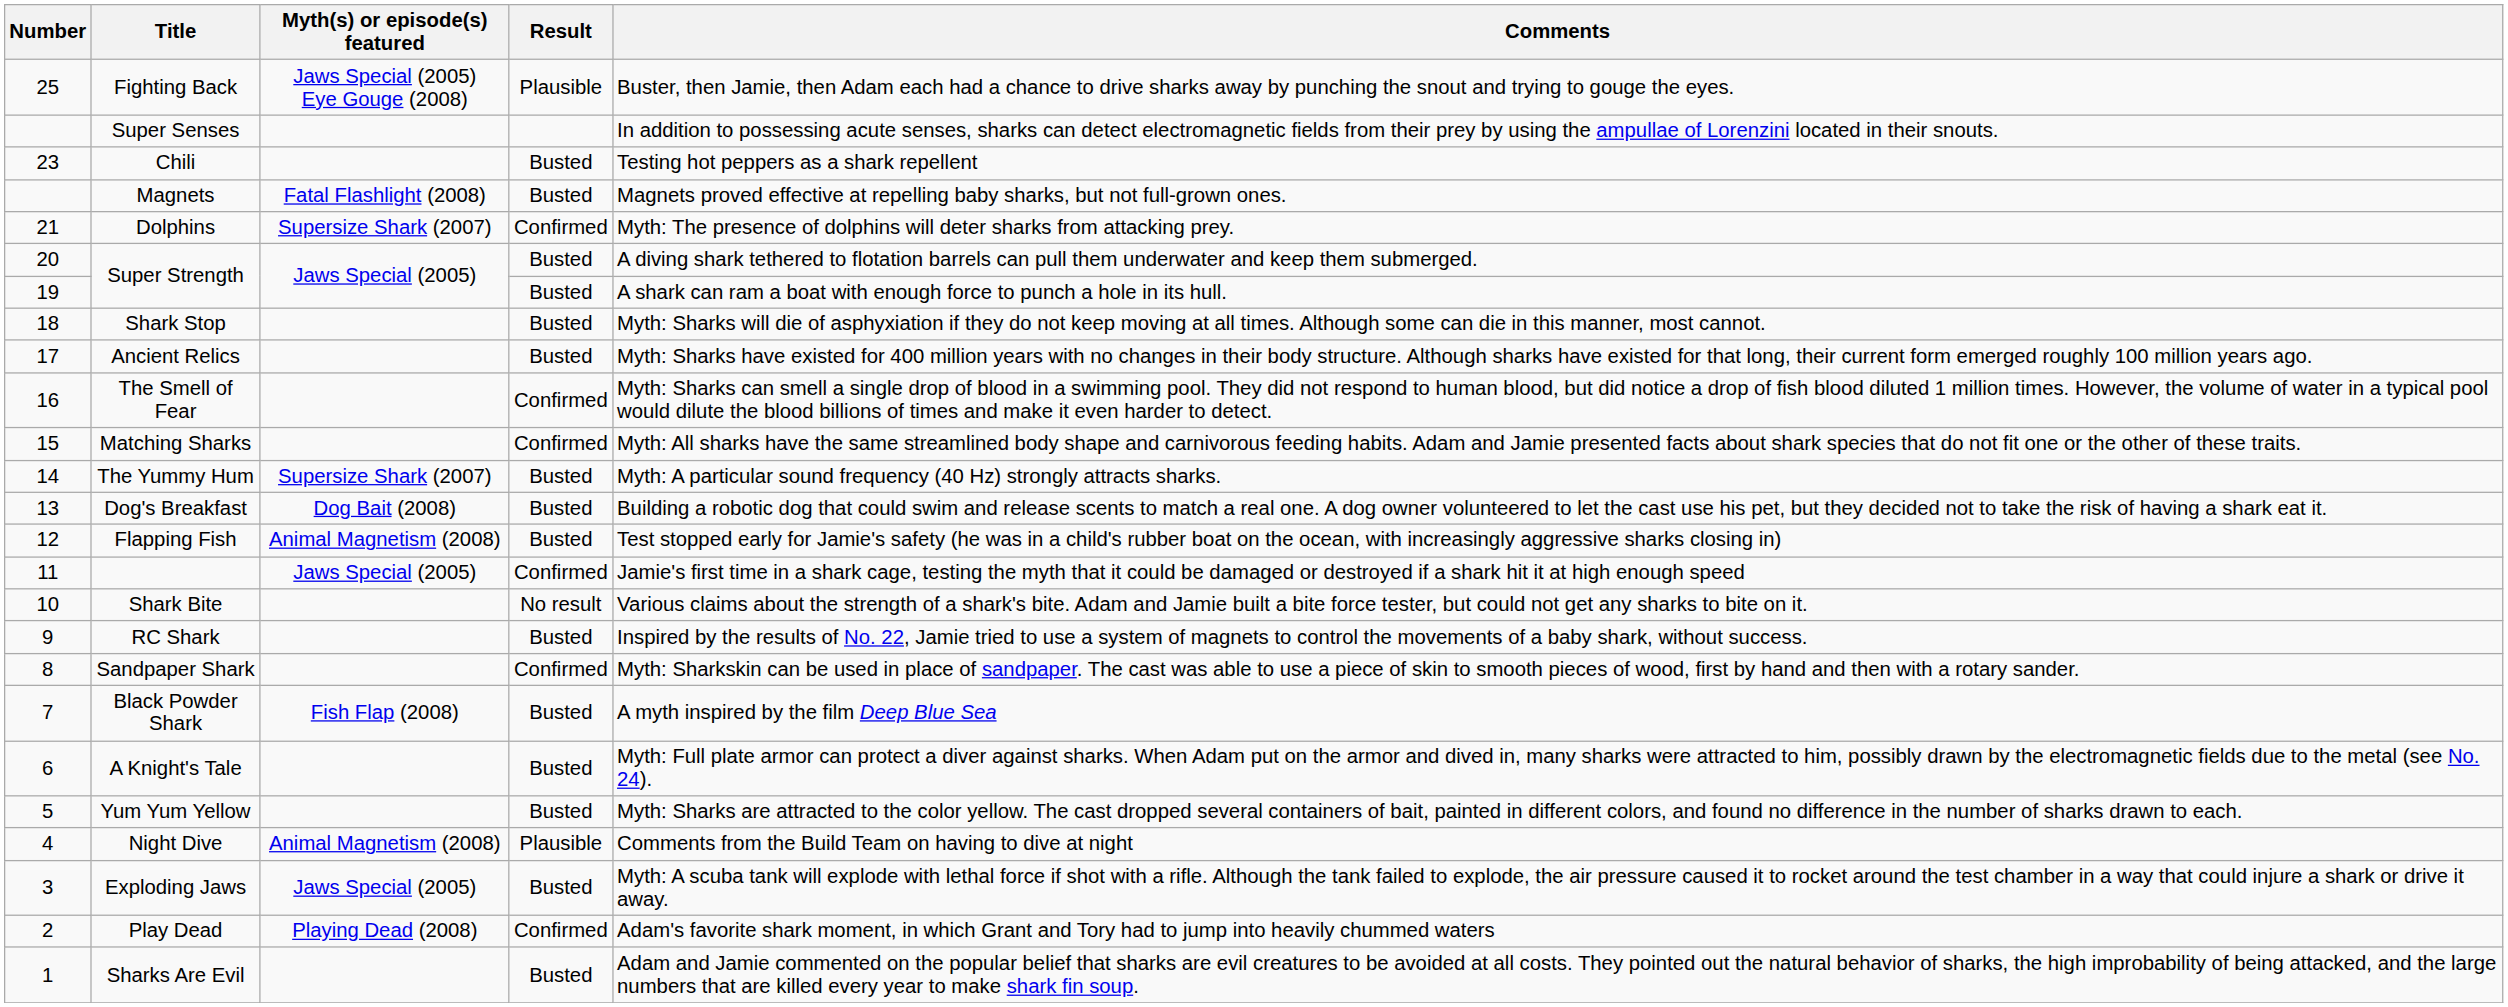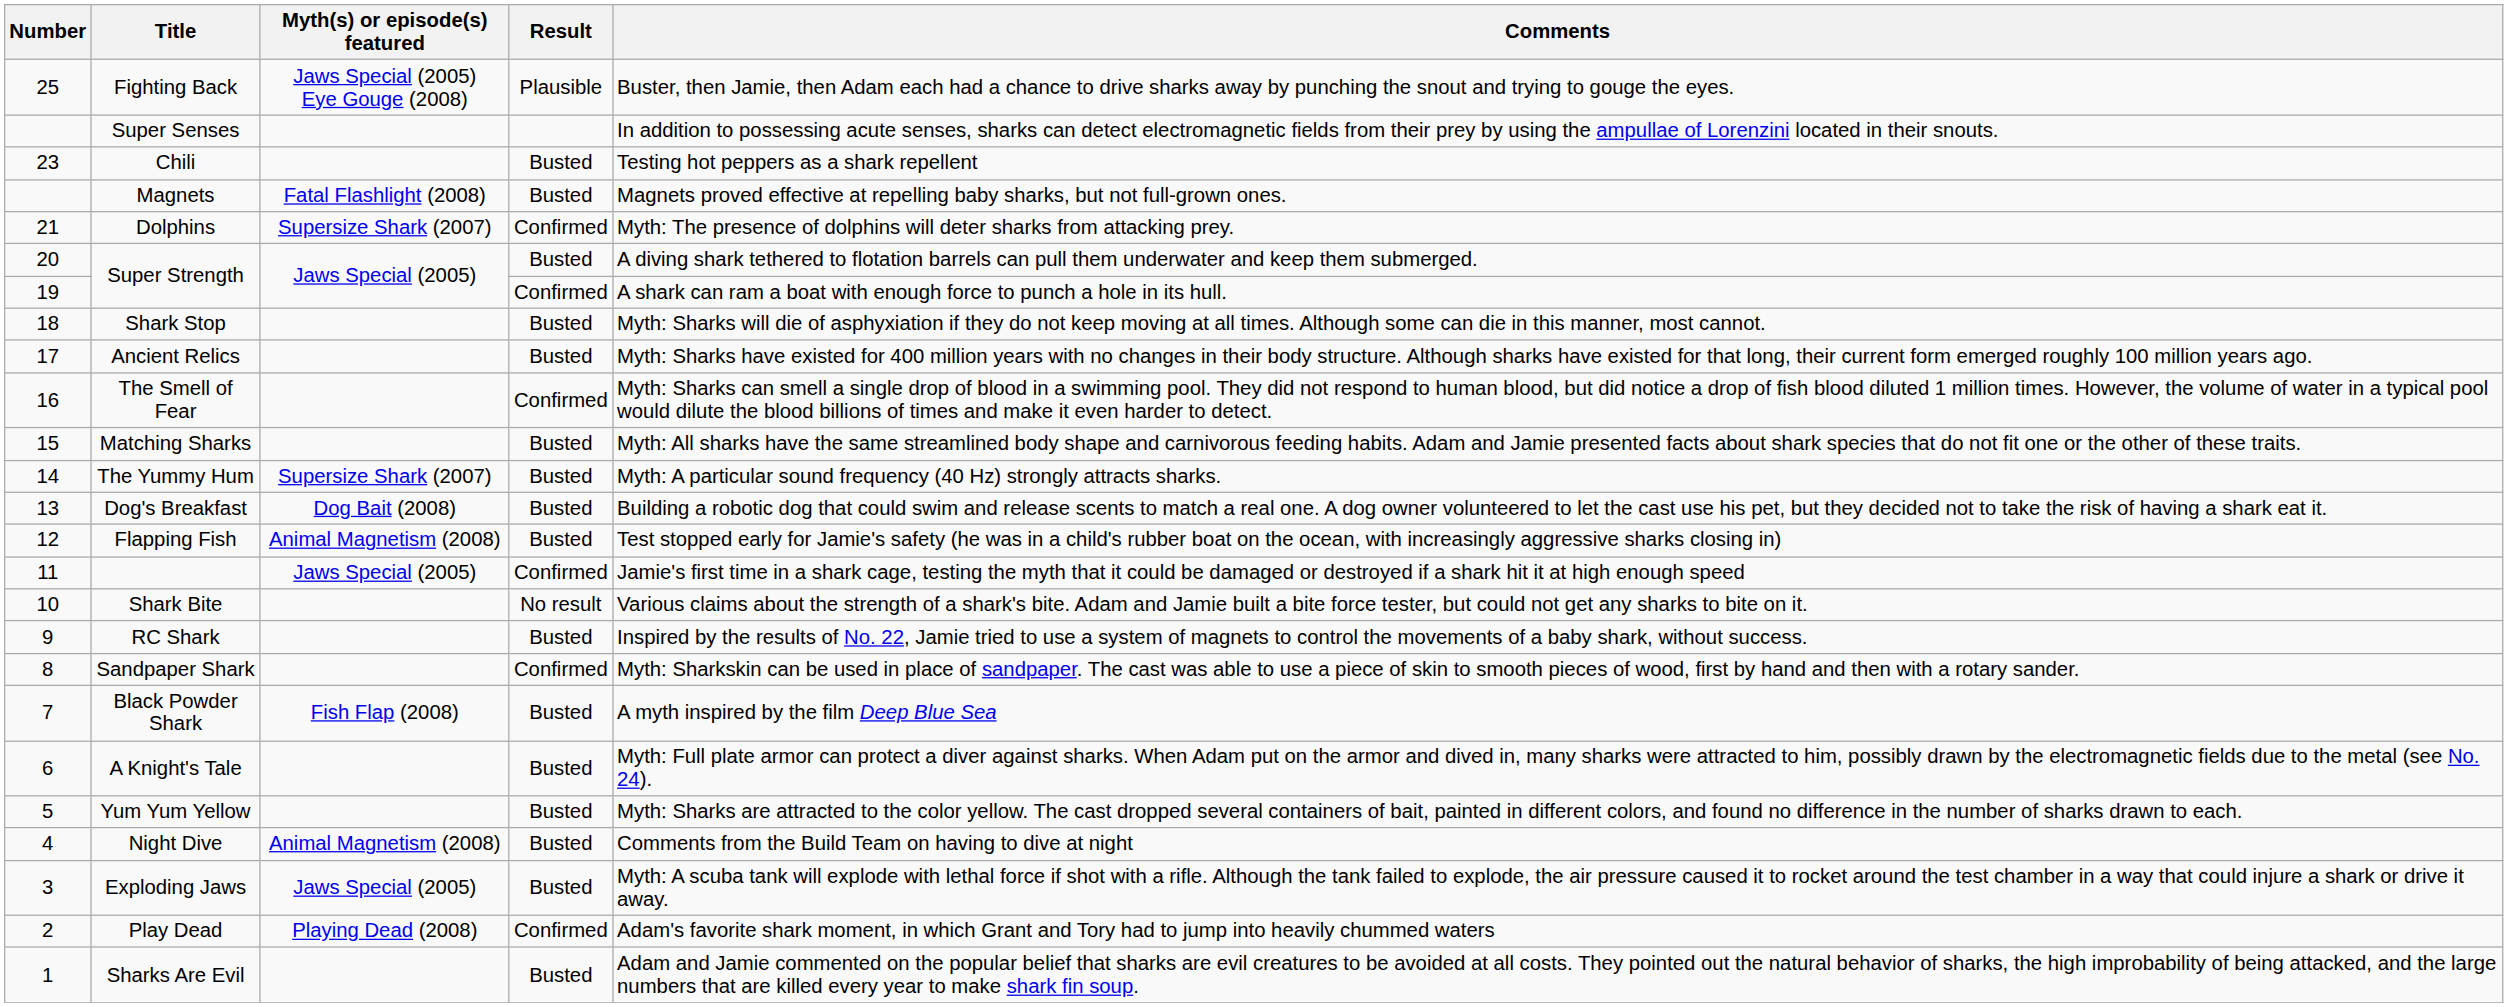(561, 291) Busted -> (561, 291) Confirmed
(561, 443) Confirmed -> (561, 443) Busted
(561, 843) Plausible -> (561, 843) Busted
